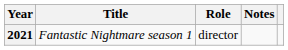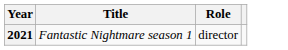- column: (259, 14)
